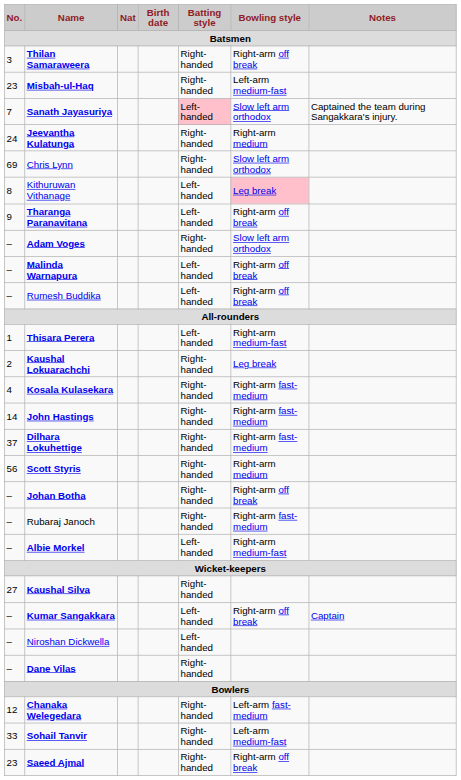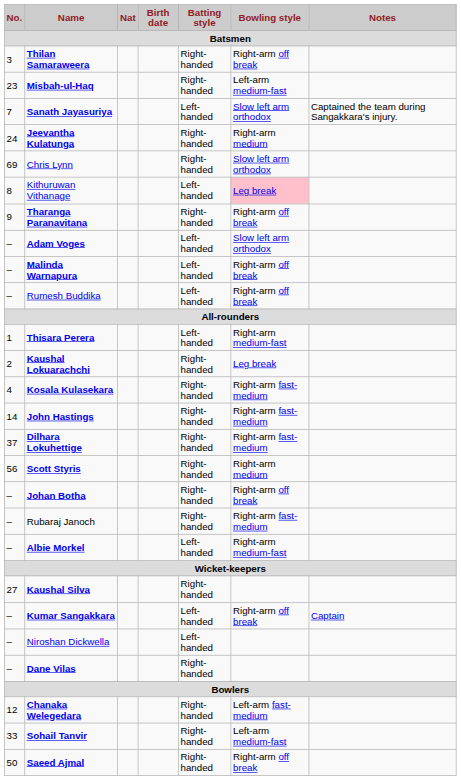(197, 112) pink background -> (197, 112) no background
(197, 217) Left-handed -> (197, 217) Right-handed
(197, 243) Right-handed -> (197, 243) Left-handed
(12, 763) 23 -> (12, 763) 50
